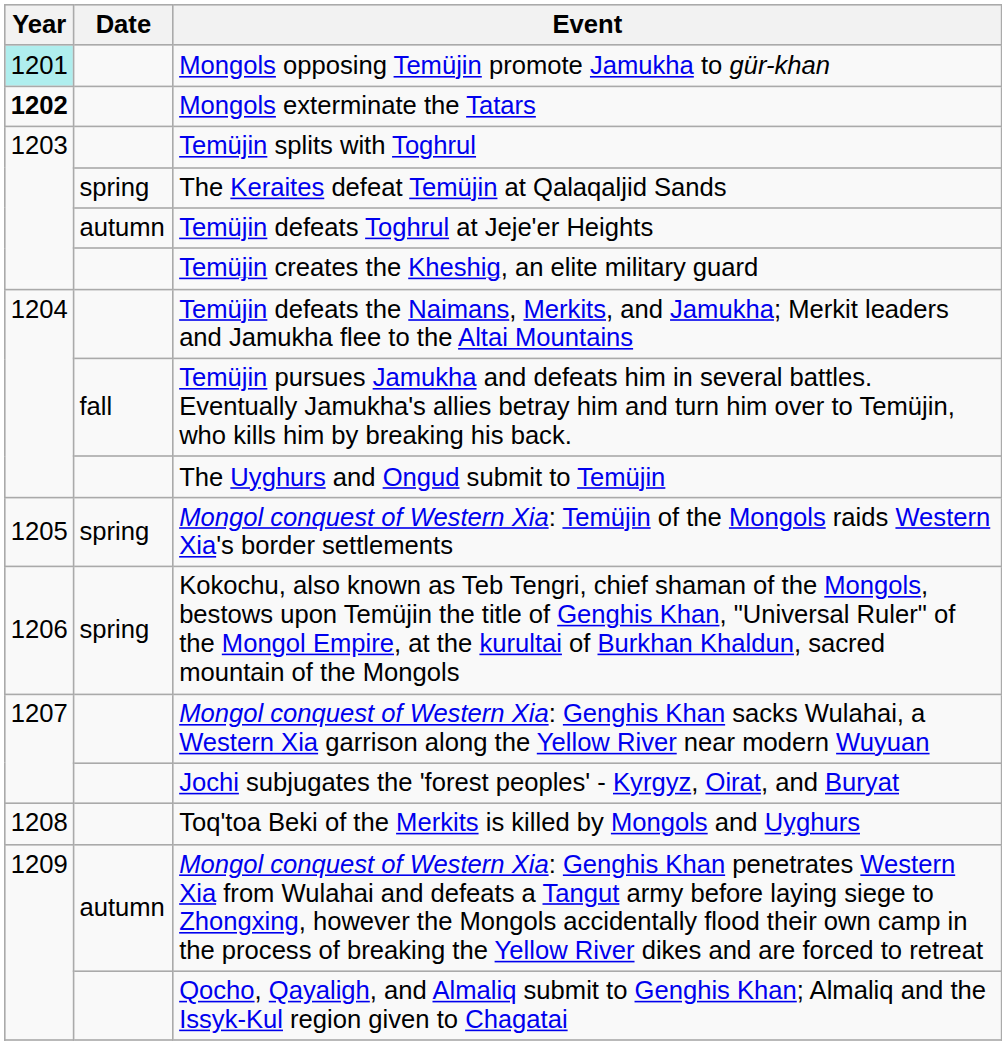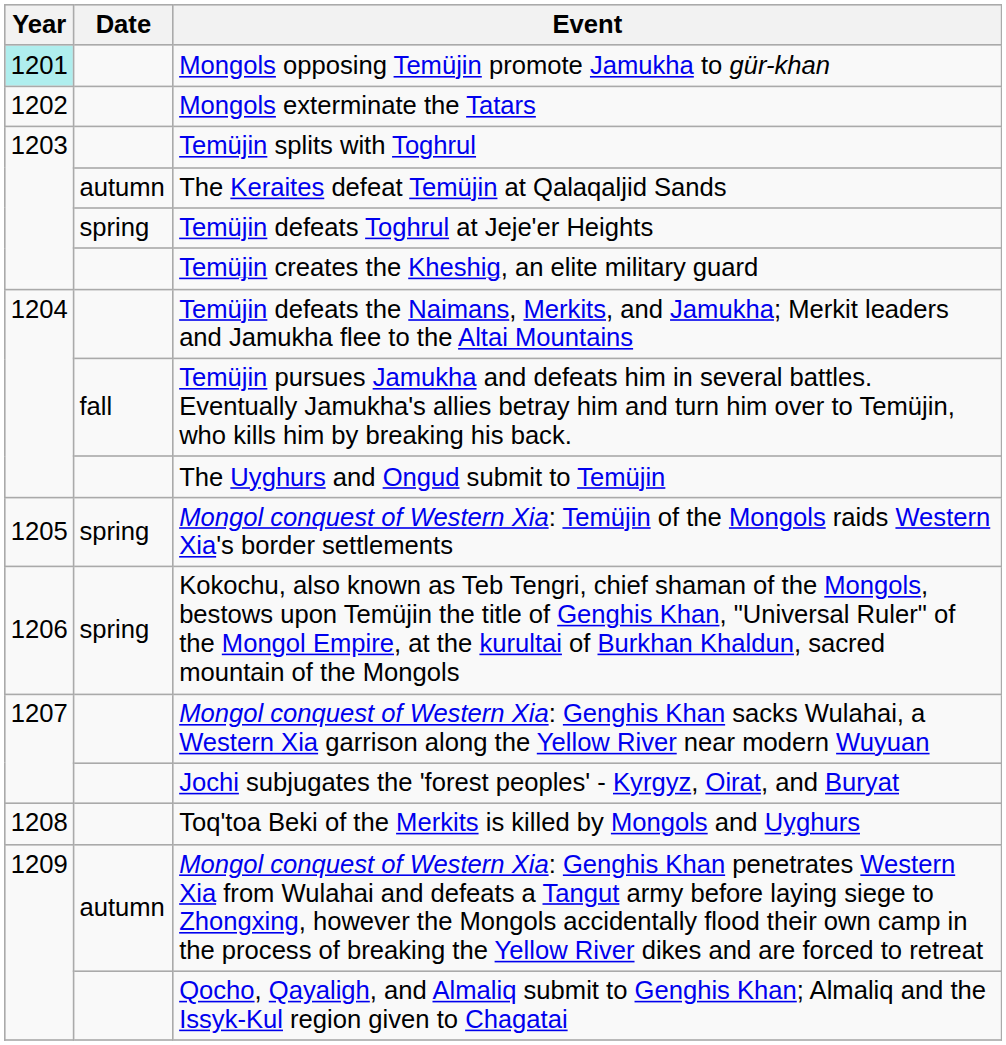(39, 106) bold -> (39, 106) normal
(114, 187) spring -> (122, 187) autumn
(122, 227) autumn -> (114, 227) spring
